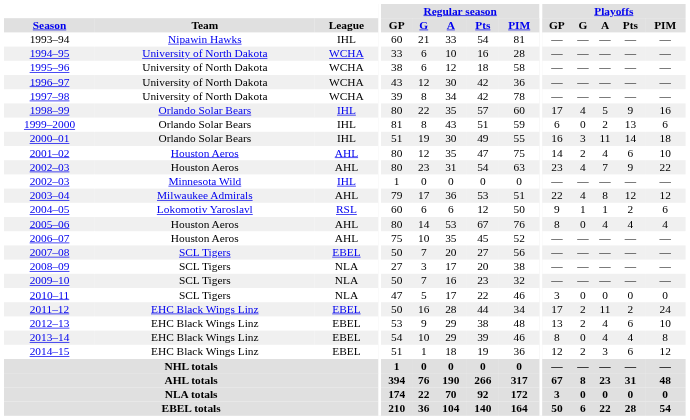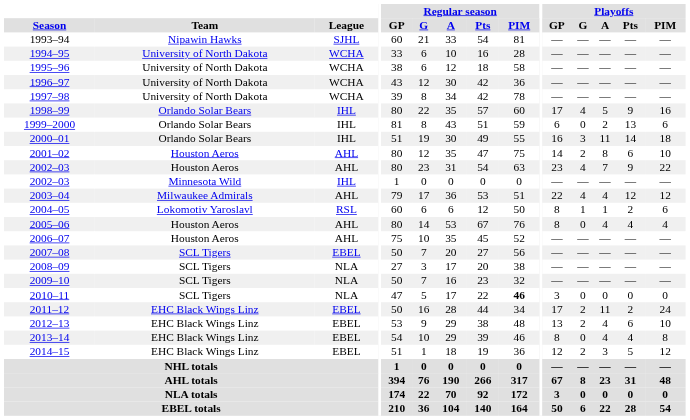(346, 39) IHL -> (346, 39) SJHL
(605, 153) 4 -> (605, 153) 8
(605, 195) 8 -> (605, 195) 4
(557, 210) 9 -> (557, 210) 8
(519, 295) normal -> (519, 295) bold
(630, 352) 6 -> (630, 352) 5
